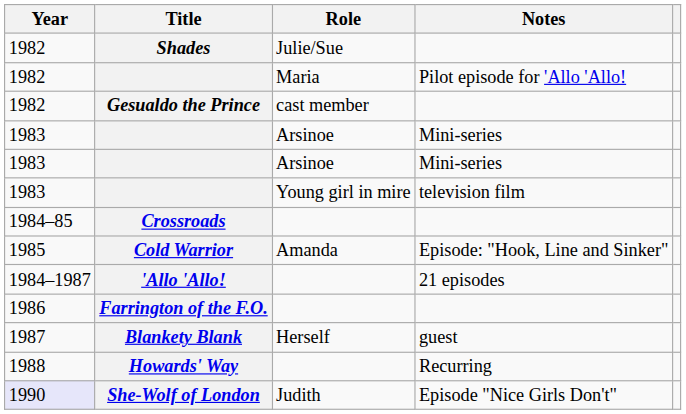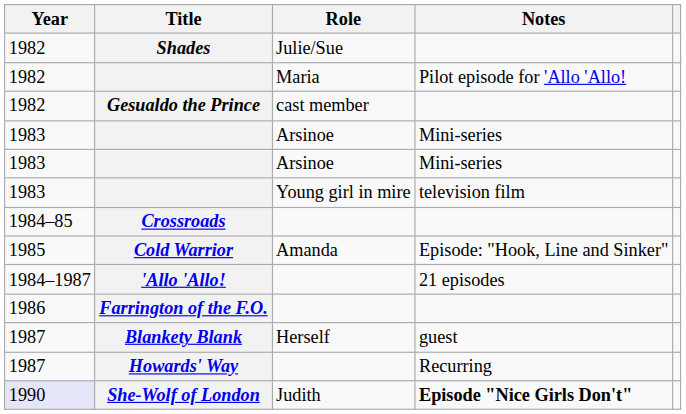(27, 366) 1988 -> (27, 366) 1987
(518, 395) normal -> (526, 395) bold
